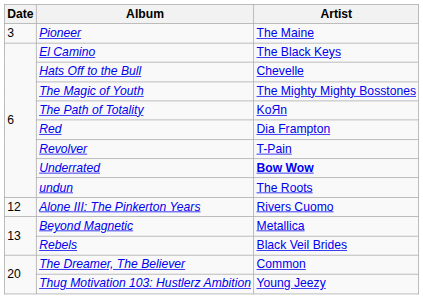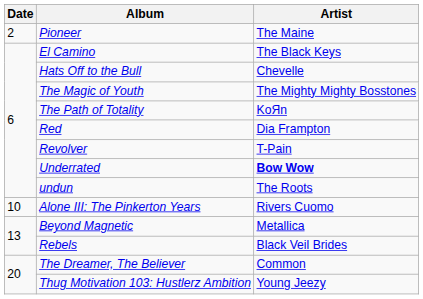(11, 33) 3 -> (11, 33) 2
(14, 206) 12 -> (14, 206) 10
